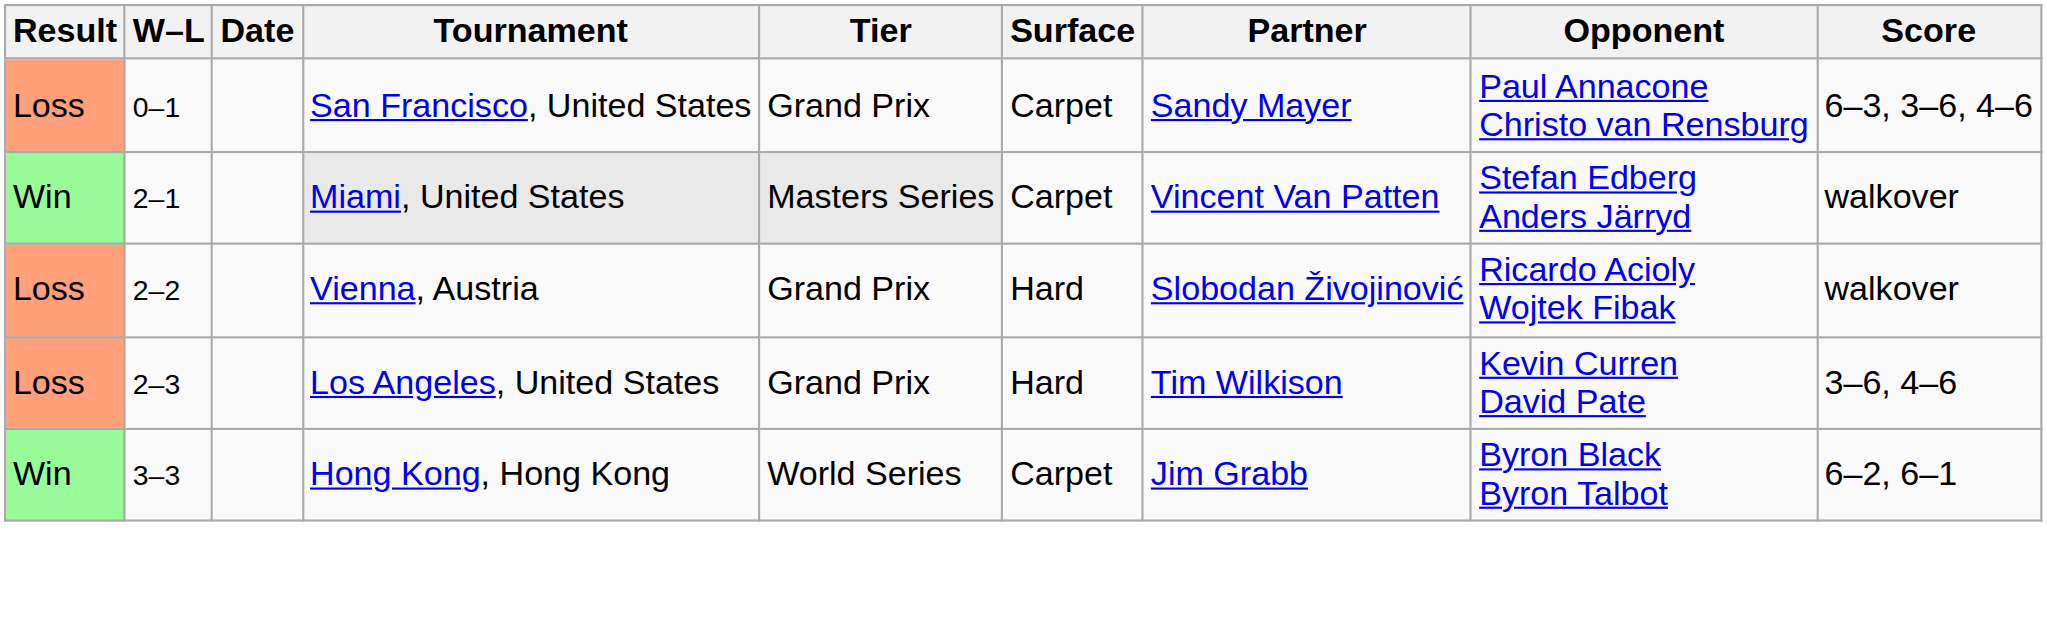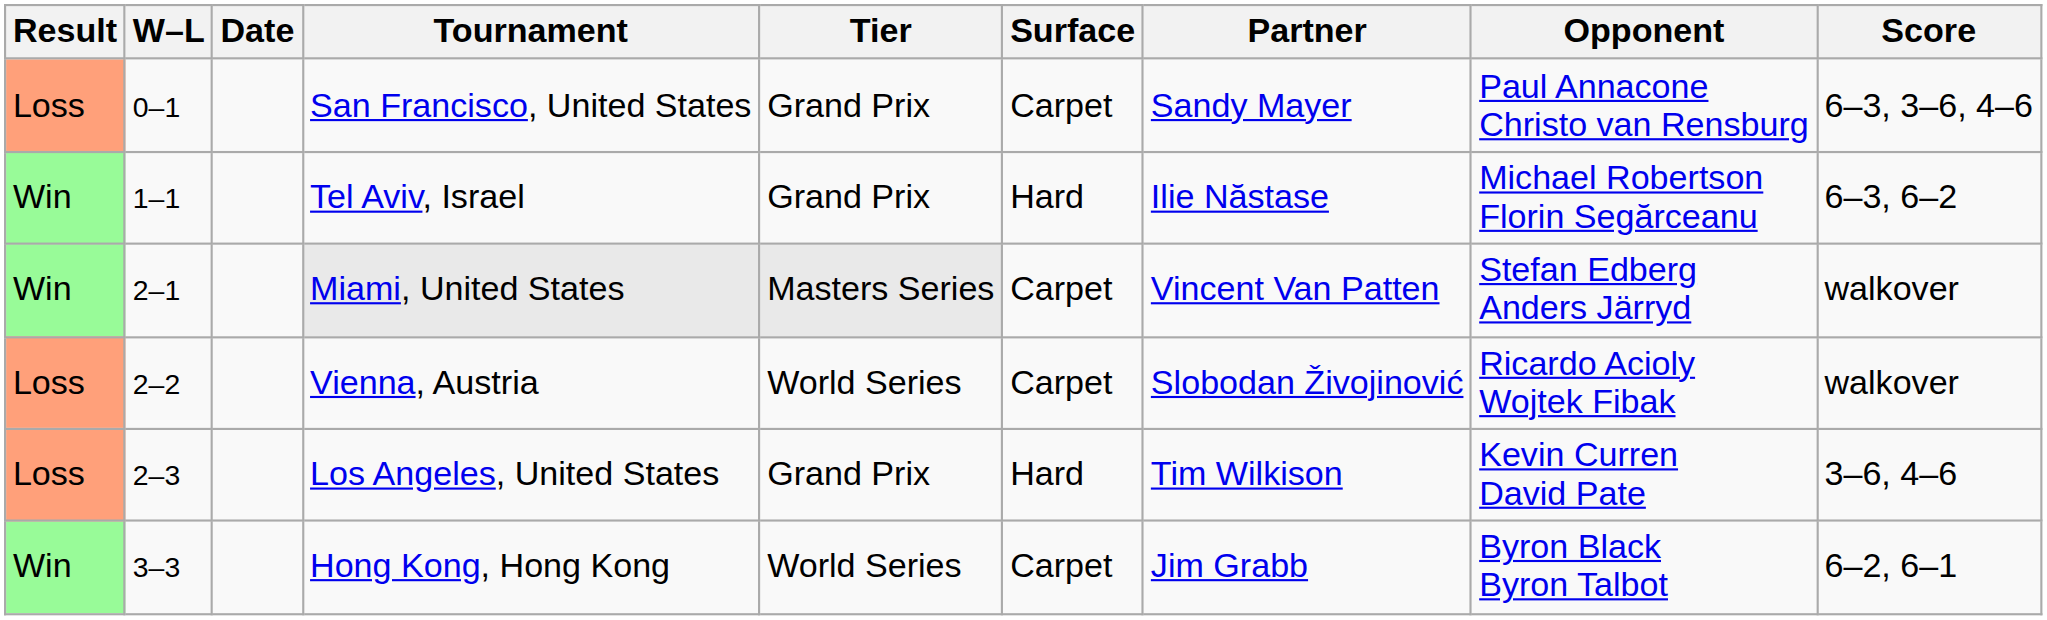+ row: (417, 197)
(849, 289) Grand Prix -> (864, 381) World Series
(1047, 289) Hard -> (1061, 381) Carpet
